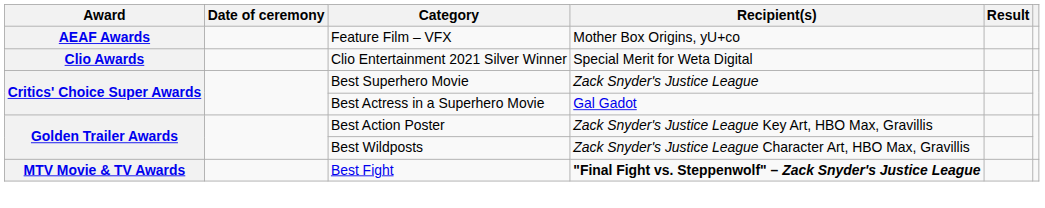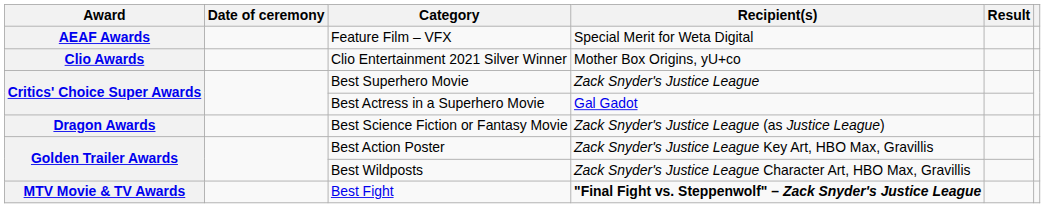(657, 37) Mother Box Origins, yU+co -> (664, 37) Special Merit for Weta Digital
(663, 59) Special Merit for Weta Digital -> (657, 59) Mother Box Origins, yU+co
+ row: (449, 125)
